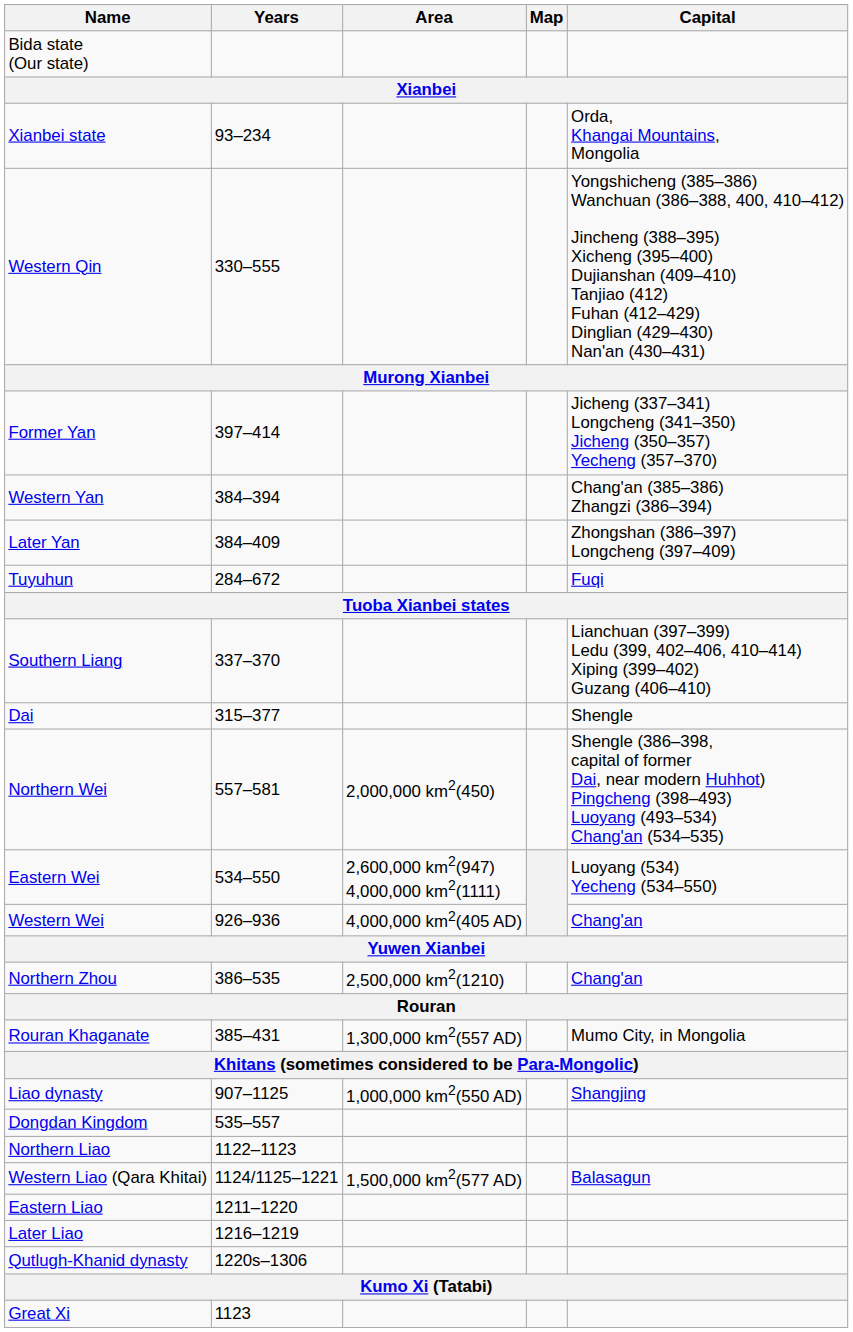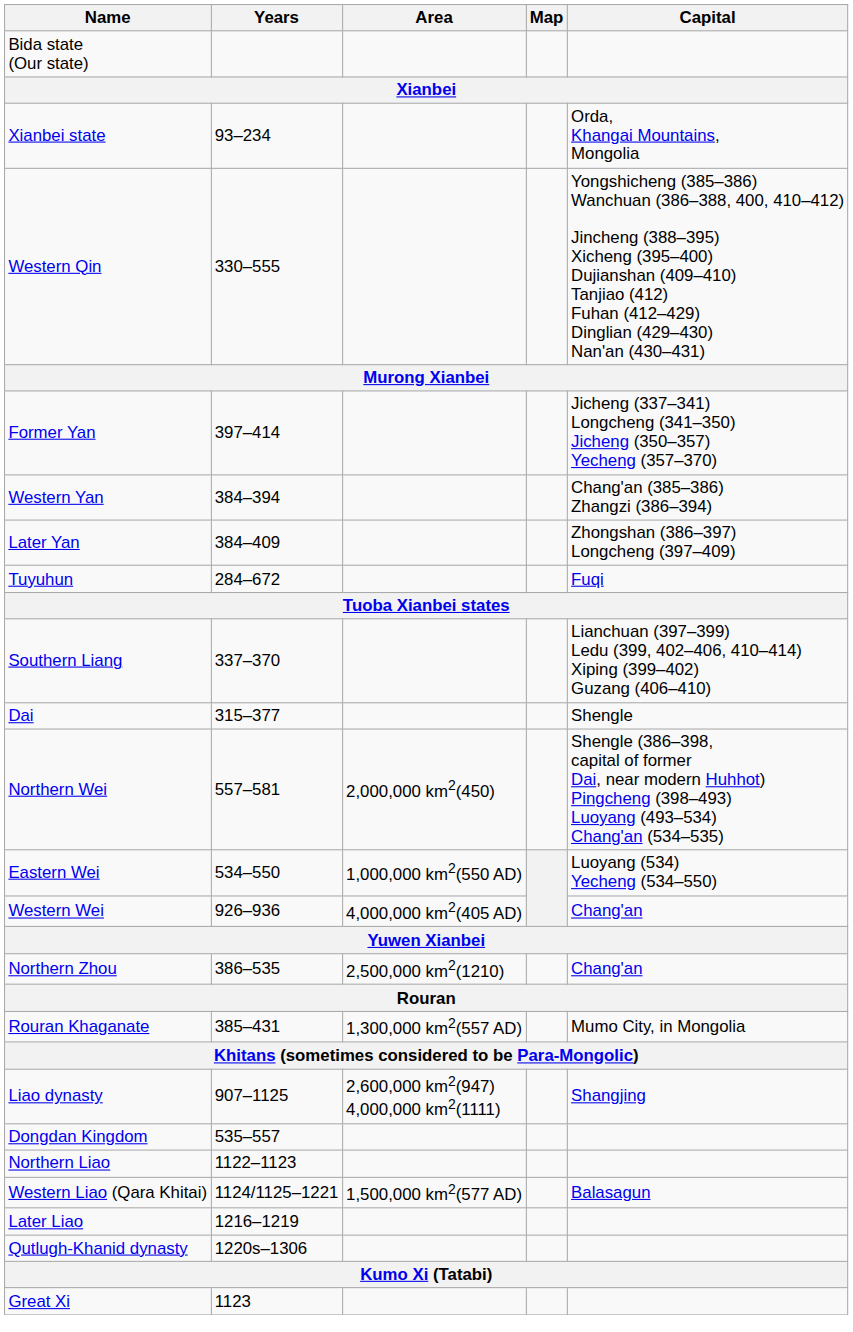(423, 877) 2,600,000 km2(947) 4,000,000 km2(1111) -> (434, 872) 1,000,000 km2(550 AD)
(434, 1093) 1,000,000 km2(550 AD) -> (423, 1096) 2,600,000 km2(947) 4,000,000 km2(1111)
- row: (56, 1207)
